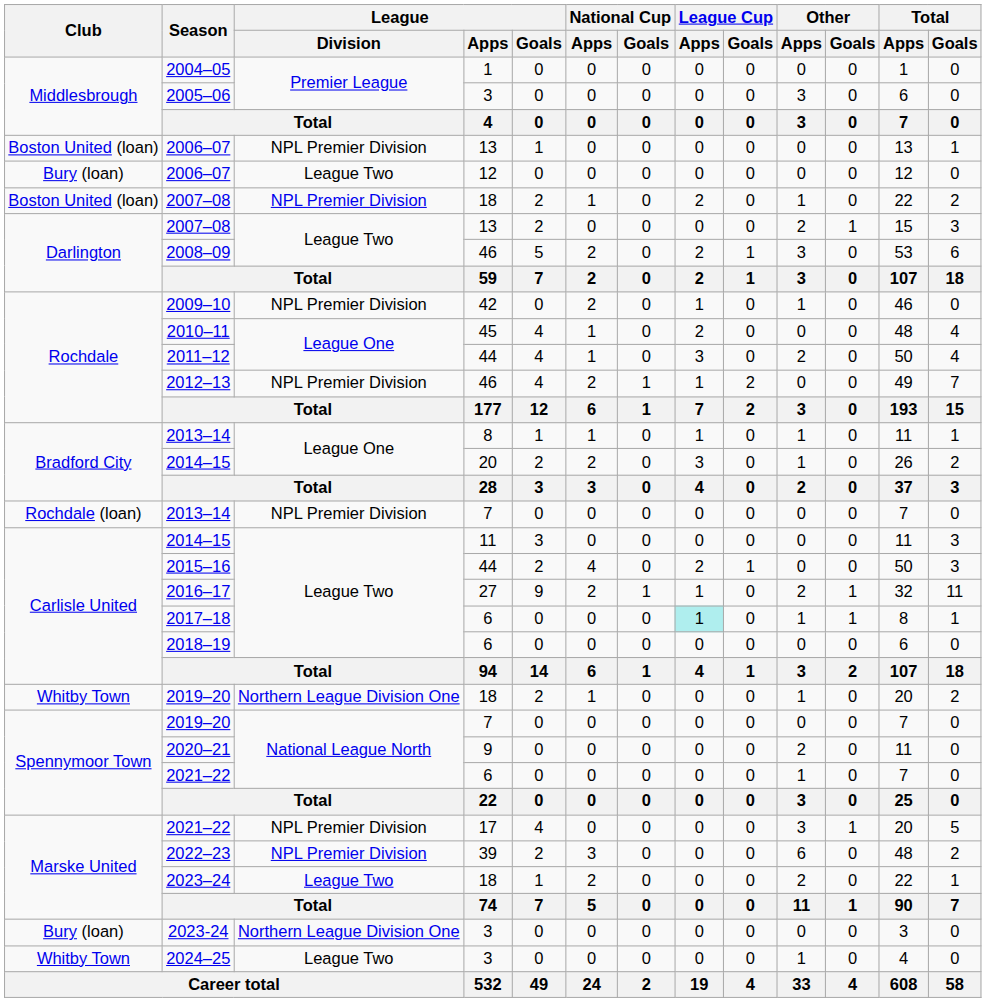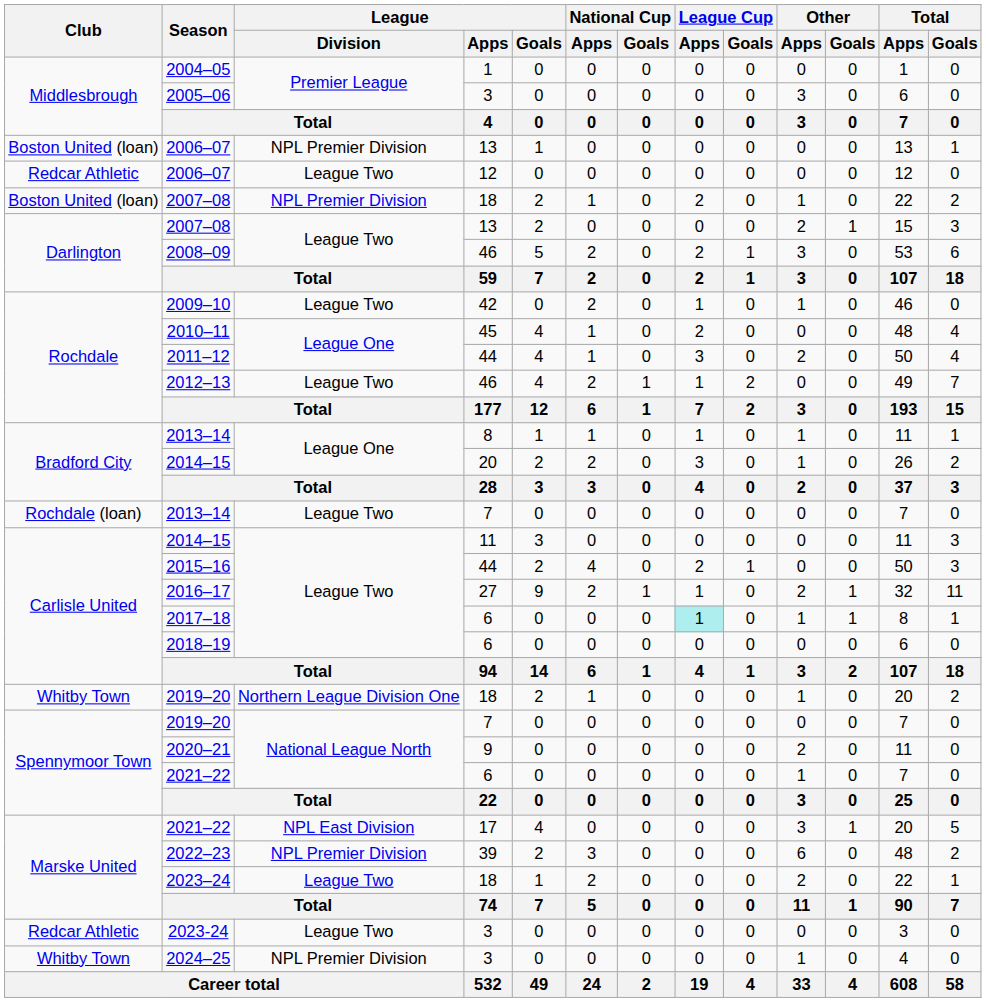(83, 174) Bury (loan) -> (83, 174) Redcar Athletic
(349, 305) NPL Premier Division -> (349, 305) League Two
(349, 383) NPL Premier Division -> (349, 383) League Two
(349, 514) NPL Premier Division -> (349, 514) League Two
(349, 827) NPL Premier Division -> (349, 827) NPL East Division
(83, 932) Bury (loan) -> (83, 932) Redcar Athletic
(349, 932) Northern League Division One -> (349, 932) League Two
(349, 958) League Two -> (349, 958) NPL Premier Division
